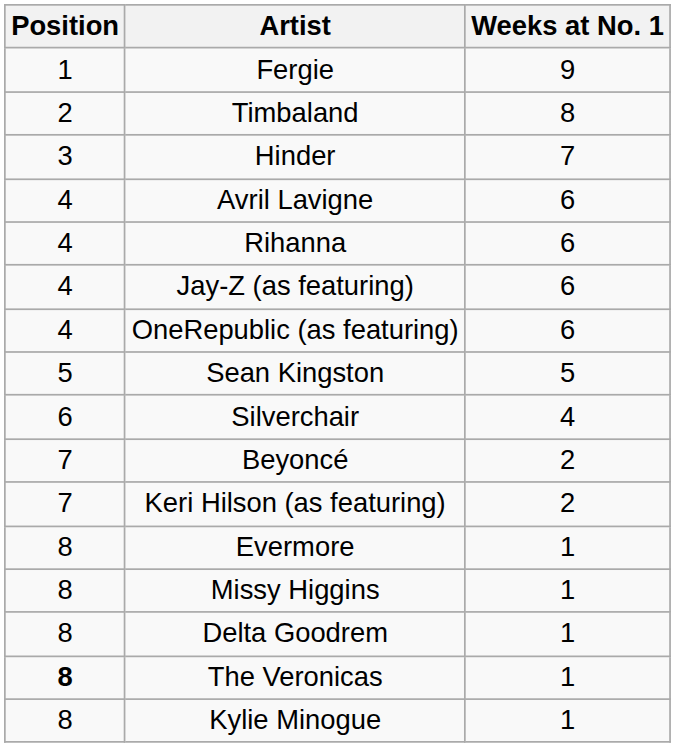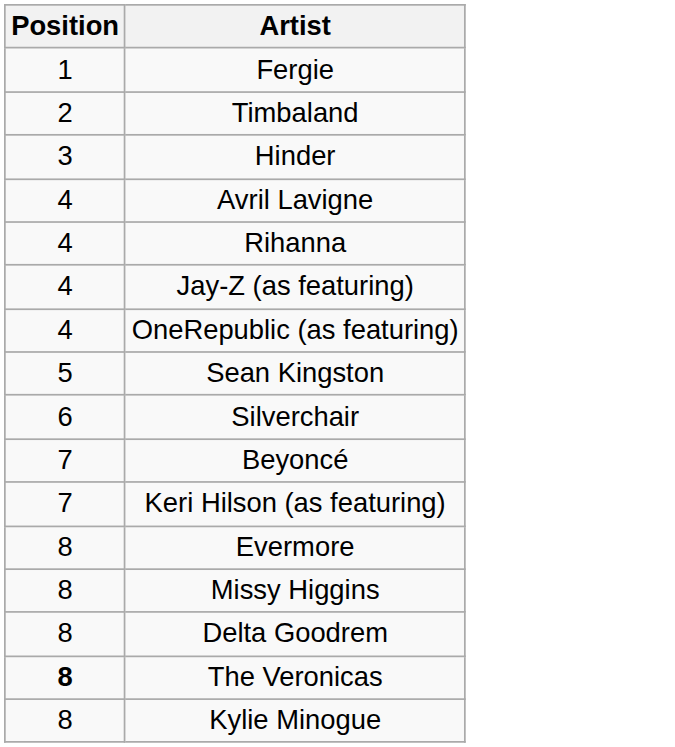- column: (568, 26)
